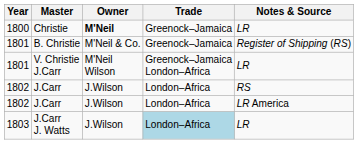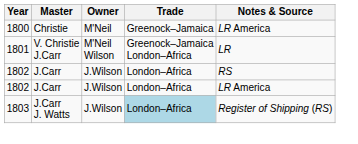(99, 28) bold -> (98, 28) normal
(243, 28) LR -> (244, 28) LR America
- row: (18, 44)
(243, 125) LR -> (275, 109) Register of Shipping (RS)
